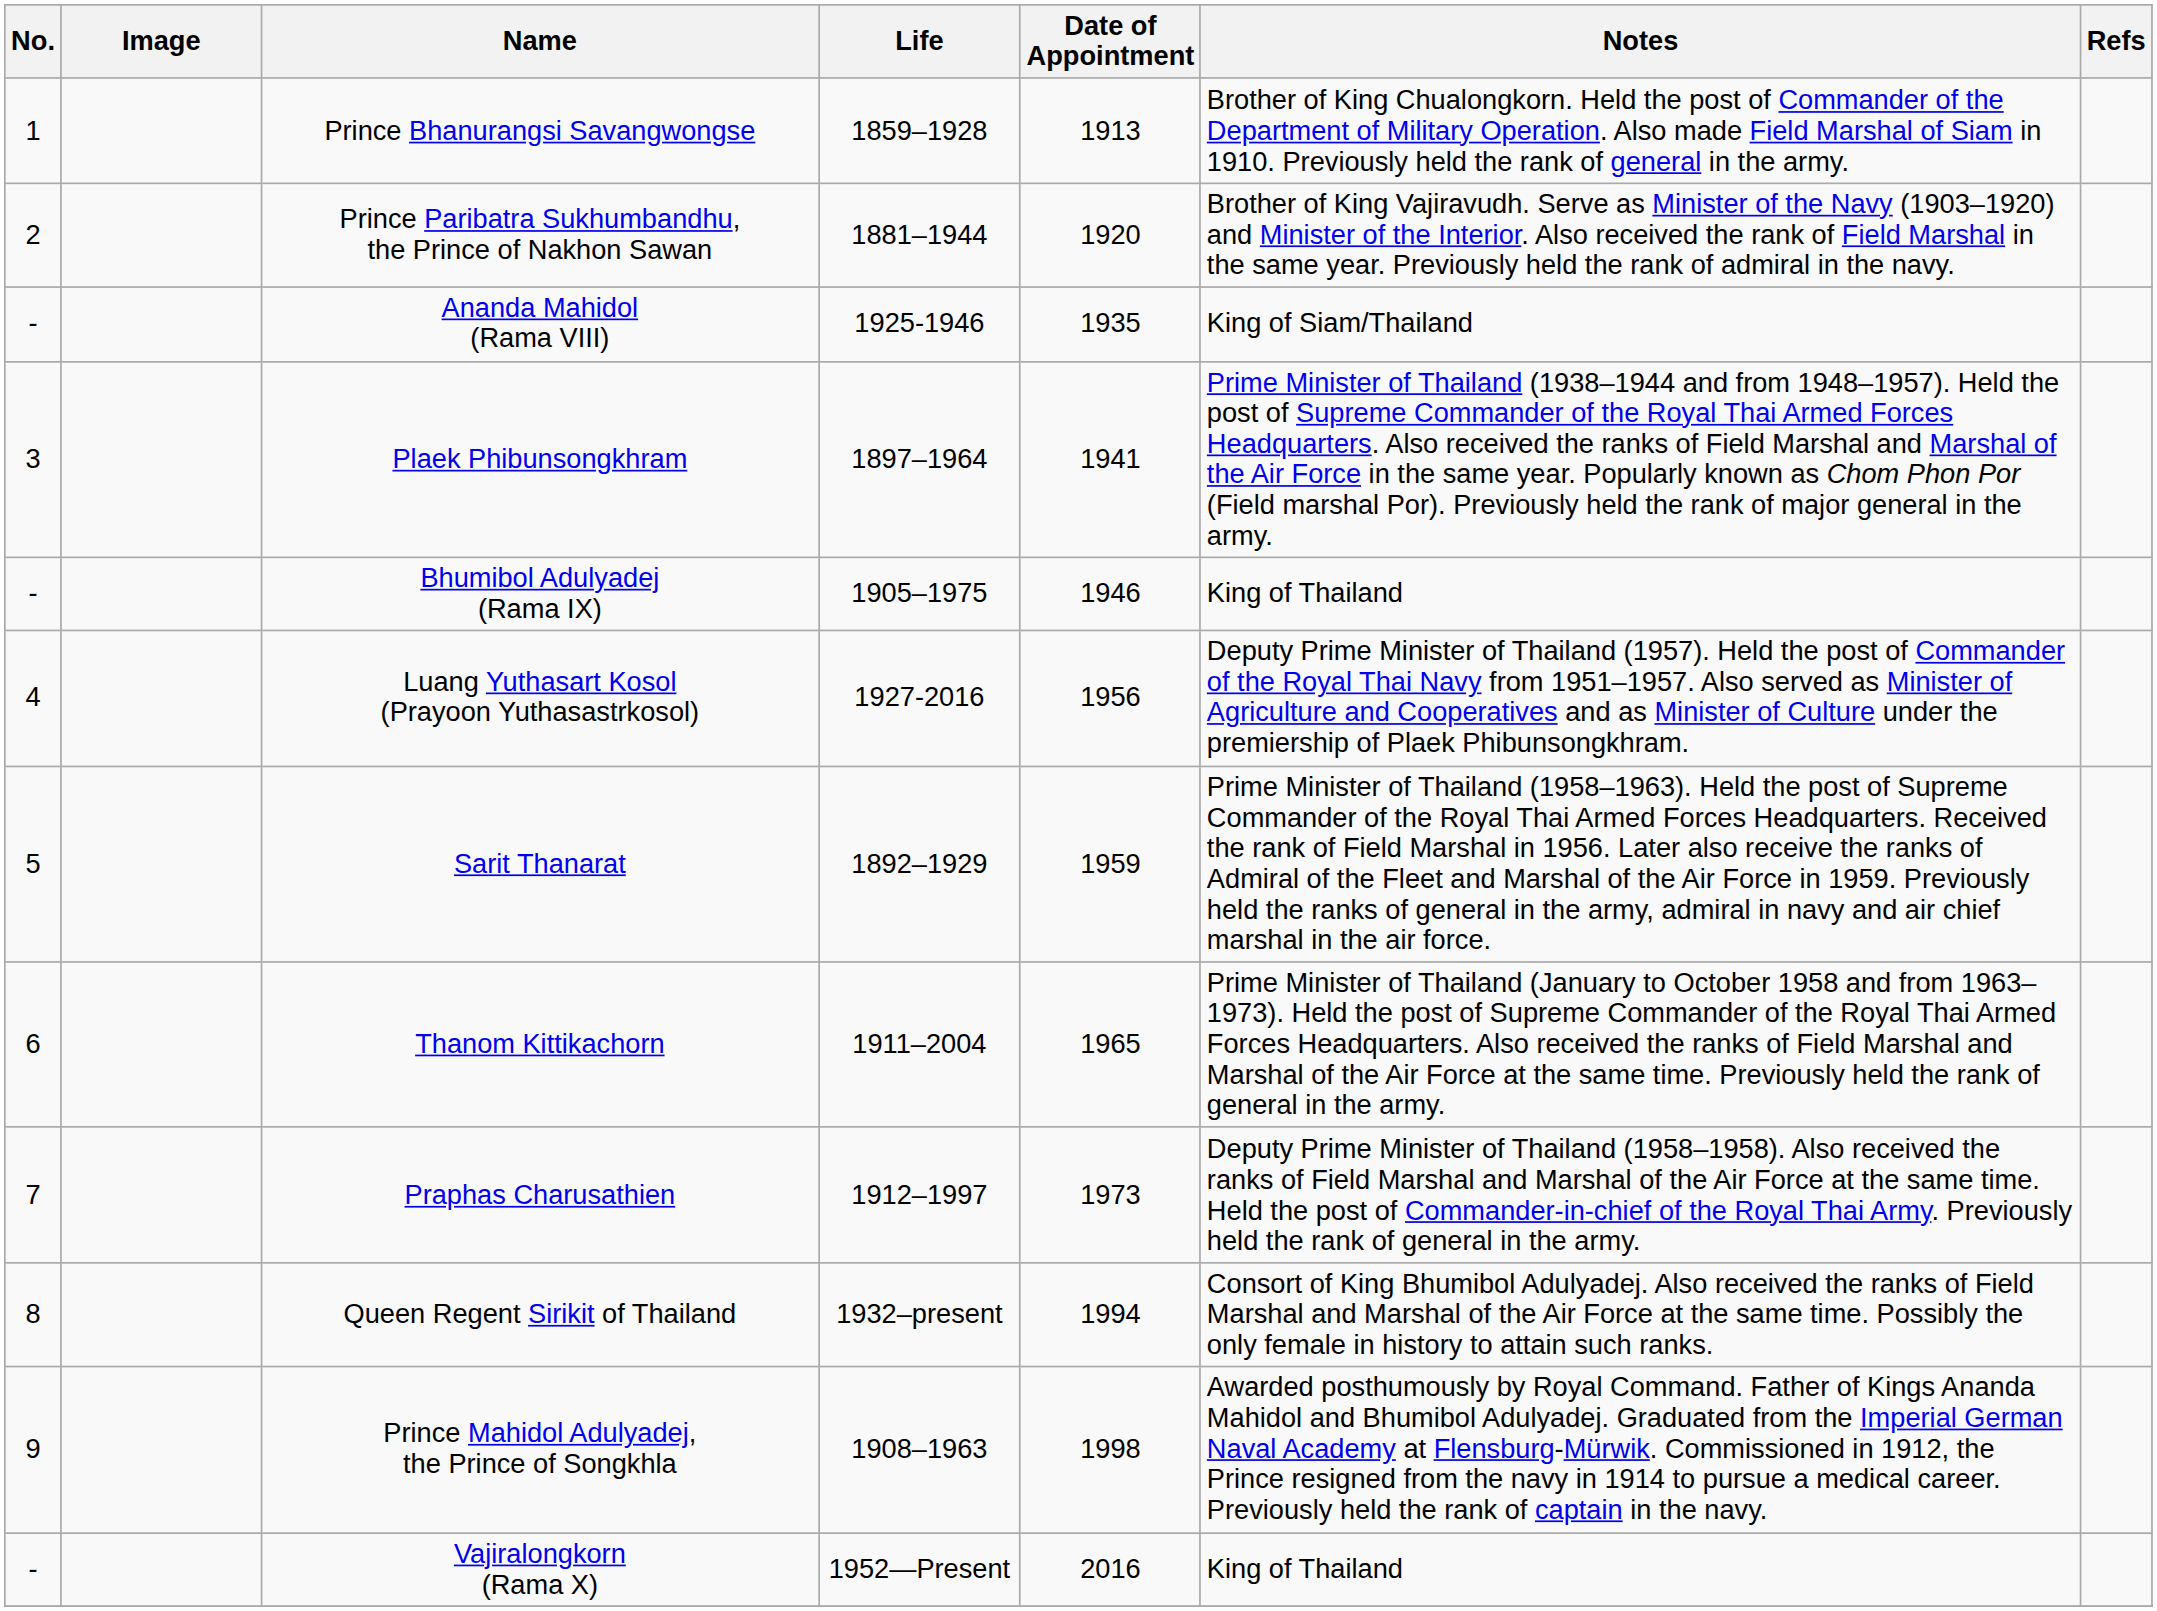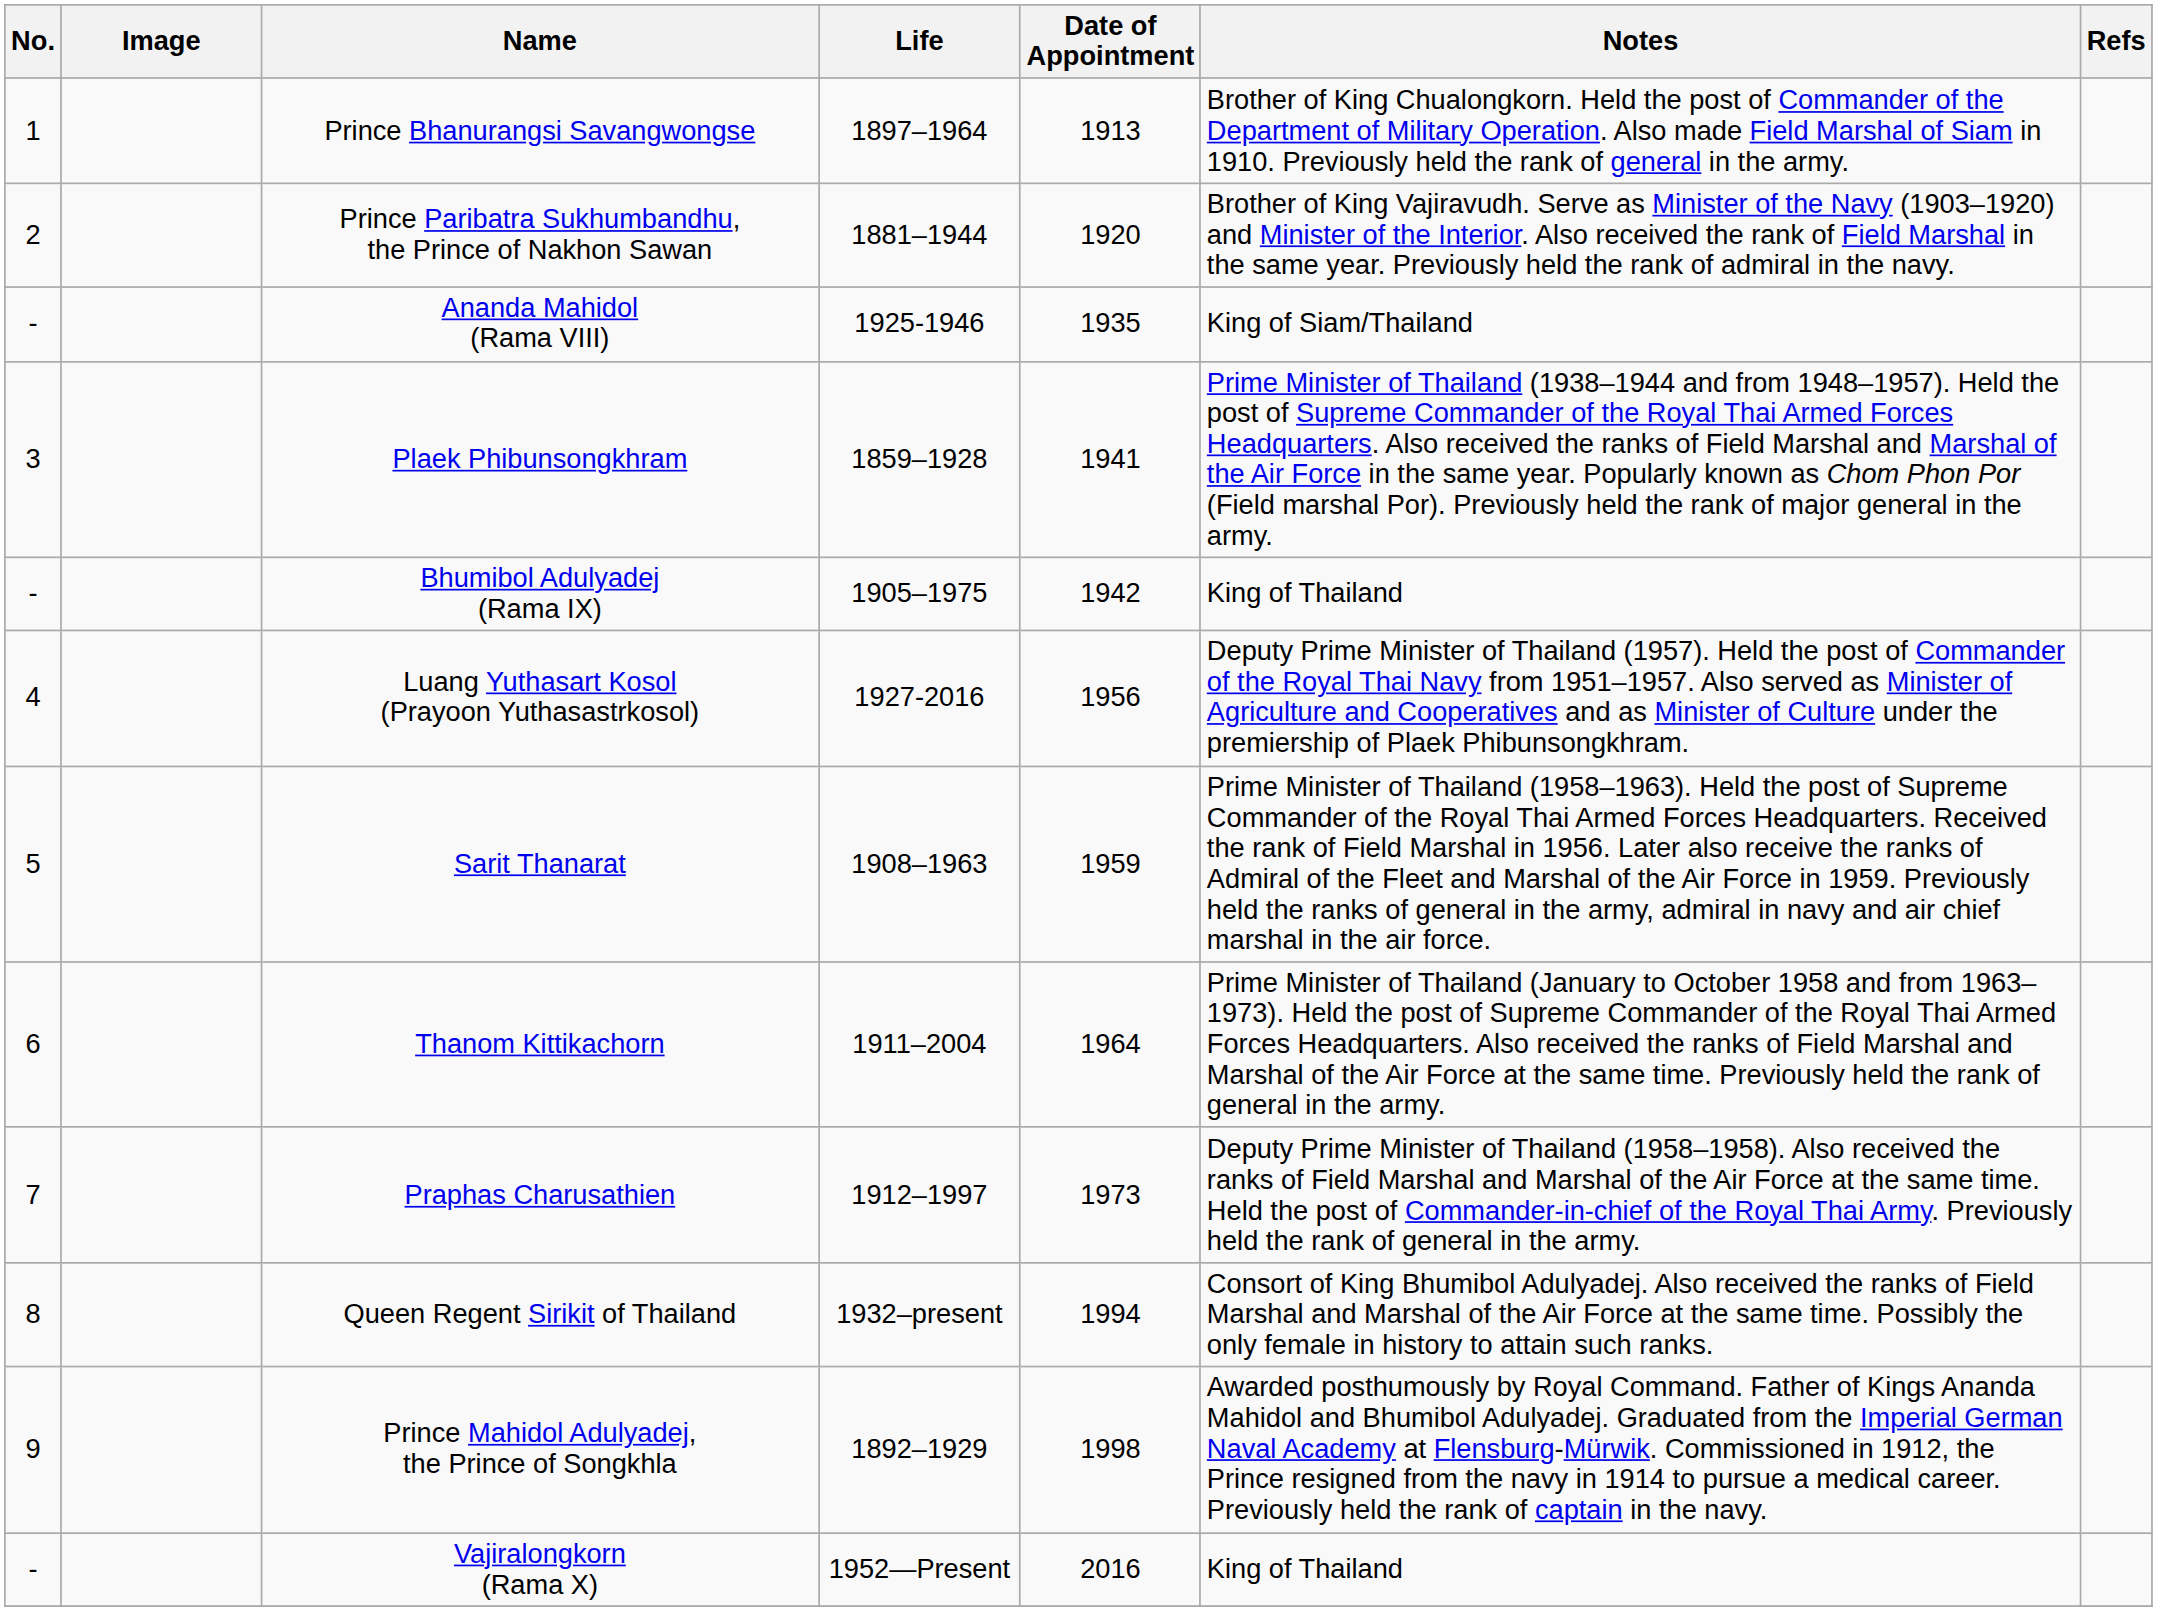(919, 130) 1859–1928 -> (919, 130) 1897–1964
(919, 458) 1897–1964 -> (919, 458) 1859–1928
(1110, 593) 1946 -> (1110, 593) 1942
(919, 863) 1892–1929 -> (919, 863) 1908–1963
(1110, 1044) 1965 -> (1110, 1044) 1964
(919, 1449) 1908–1963 -> (919, 1449) 1892–1929
